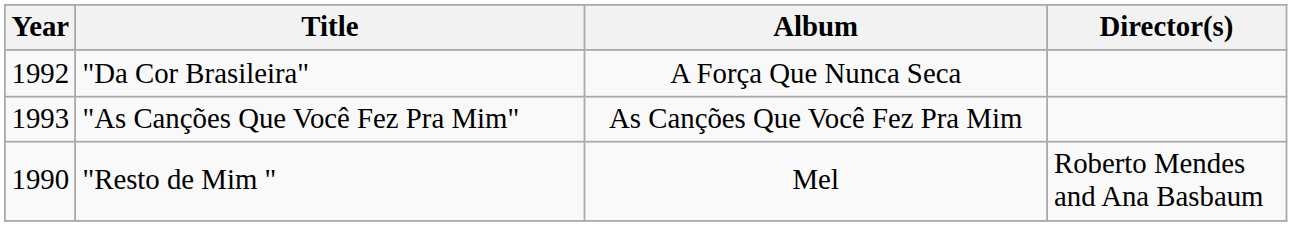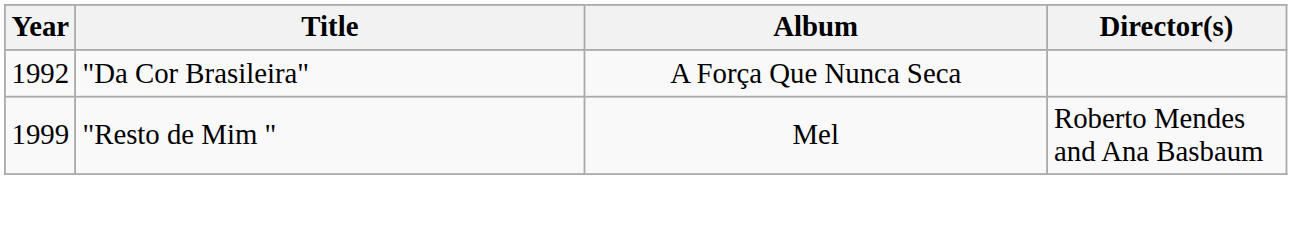- row: (301, 118)
(40, 180) 1990 -> (40, 134) 1999
